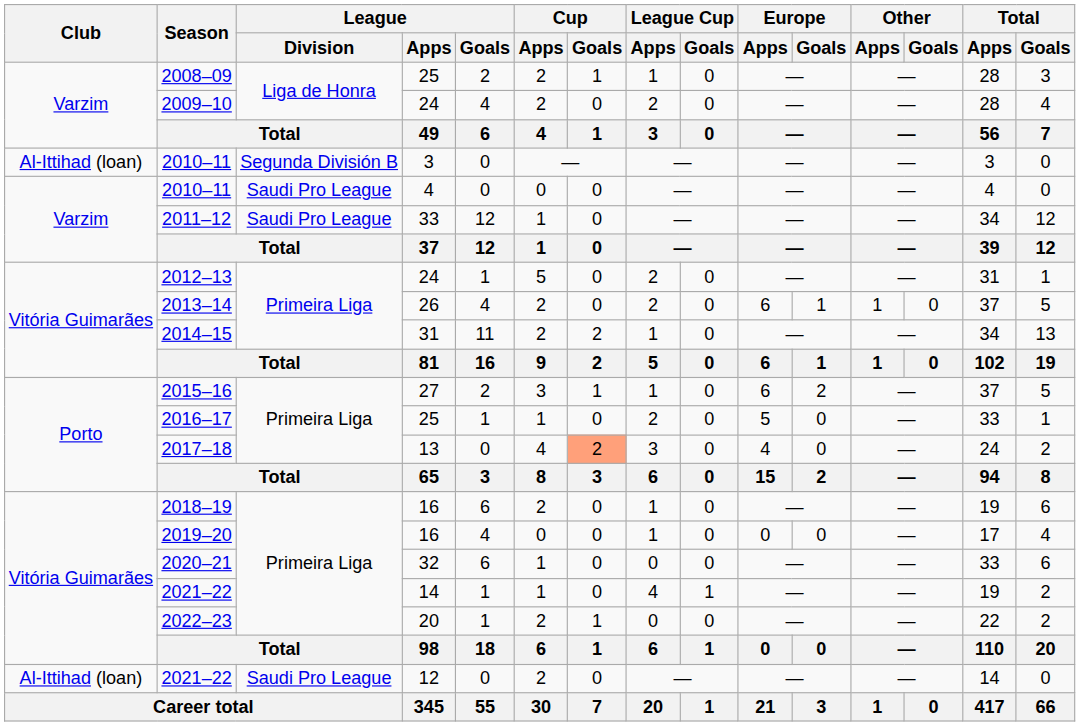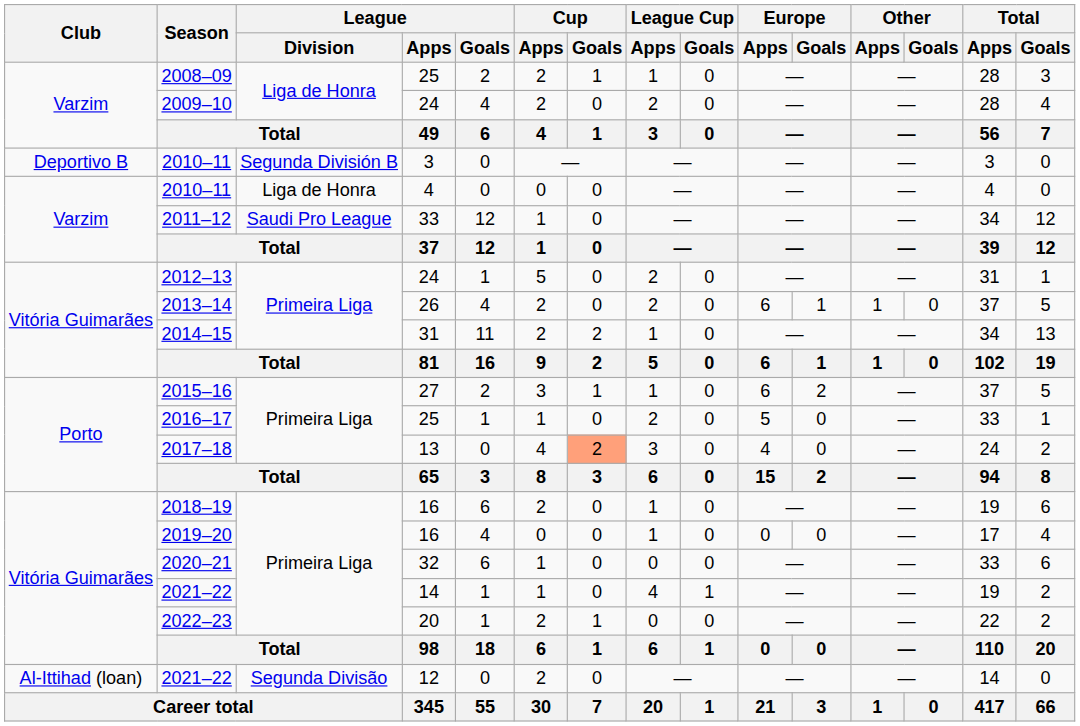(81, 162) Al-Ittihad (loan) -> (81, 162) Deportivo B
(319, 190) Saudi Pro League -> (319, 190) Liga de Honra
(319, 678) Saudi Pro League -> (319, 678) Segunda Divisão
